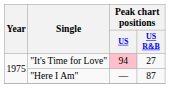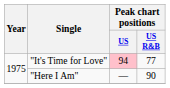(151, 61) 27 -> (151, 61) 77
(151, 76) 87 -> (151, 76) 90
